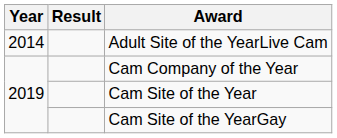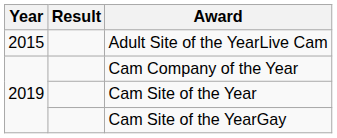(26, 42) 2014 -> (26, 42) 2015
